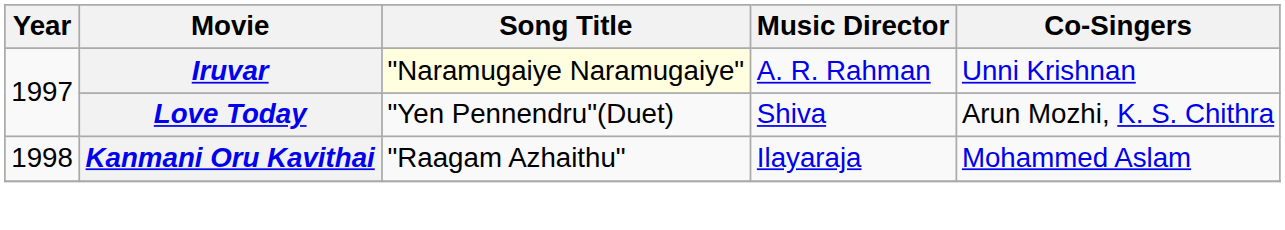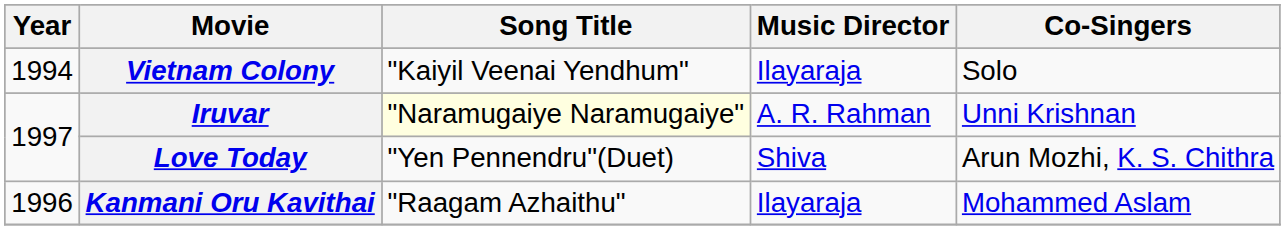+ row: (230, 70)
(42, 158) 1998 -> (42, 202) 1996
